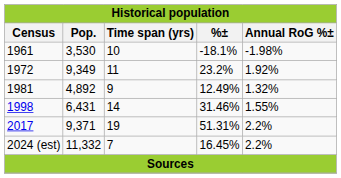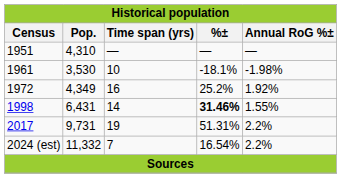+ row: (20, 51)
(81, 70) 9,349 -> (81, 88) 4,349
(113, 70) 11 -> (113, 88) 16
(216, 70) 23.2% -> (216, 88) 25.2%
- row: (20, 88)
(219, 107) normal -> (219, 107) bold
(81, 126) 9,371 -> (81, 126) 9,731
(219, 145) 16.45% -> (219, 145) 16.54%
